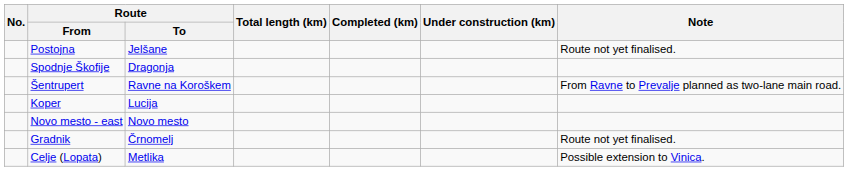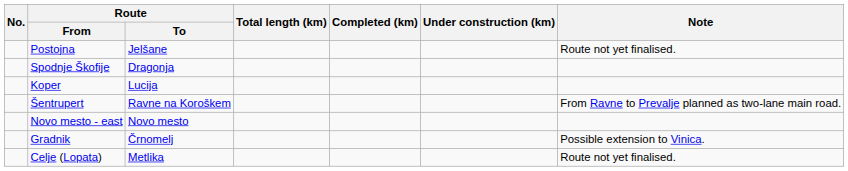rows swapped: (46, 103) <-> (57, 85)
(618, 139) Route not yet finalised. -> (632, 139) Possible extension to Vinica.
(632, 157) Possible extension to Vinica. -> (618, 157) Route not yet finalised.
